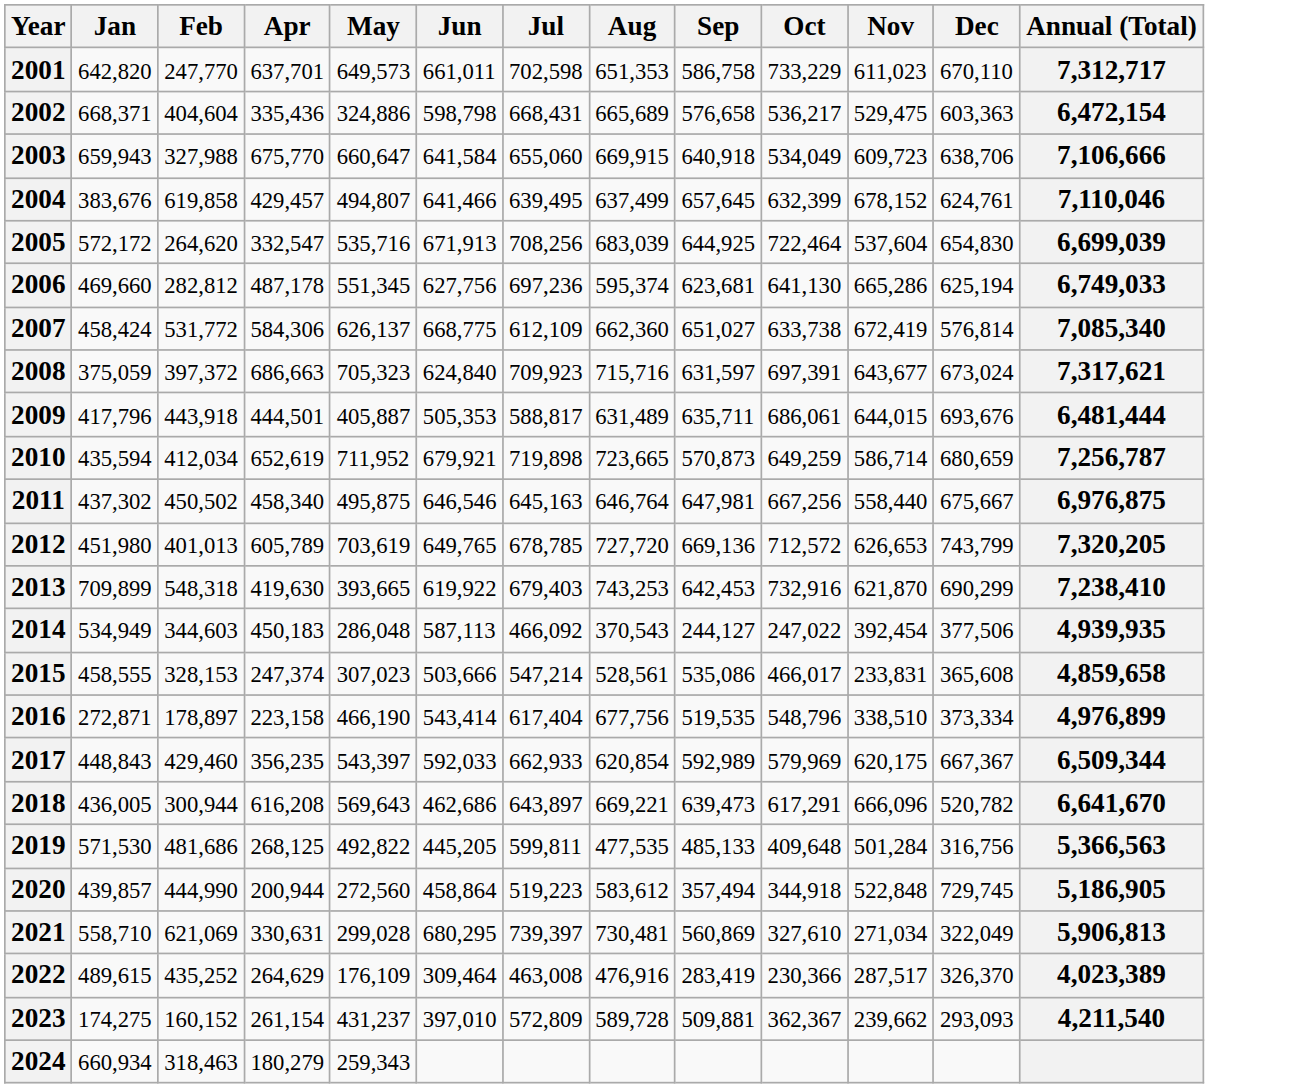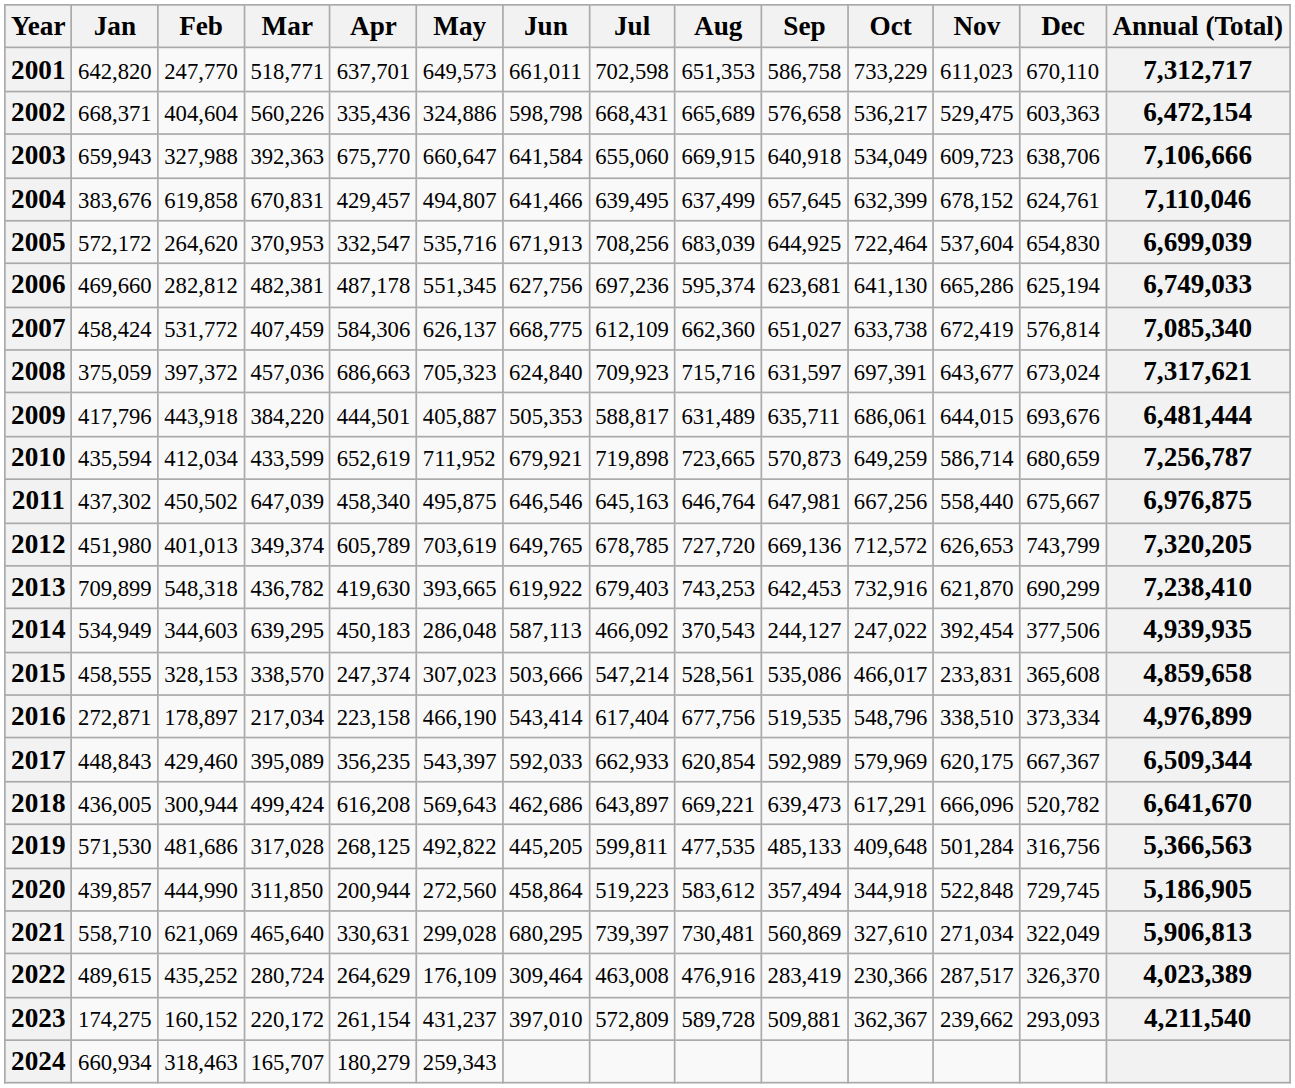+ column: (287, 26)
